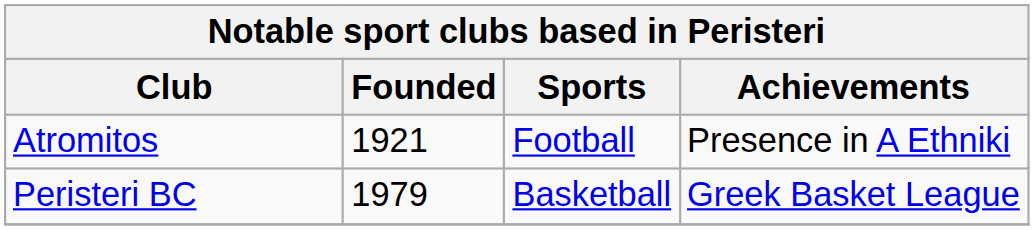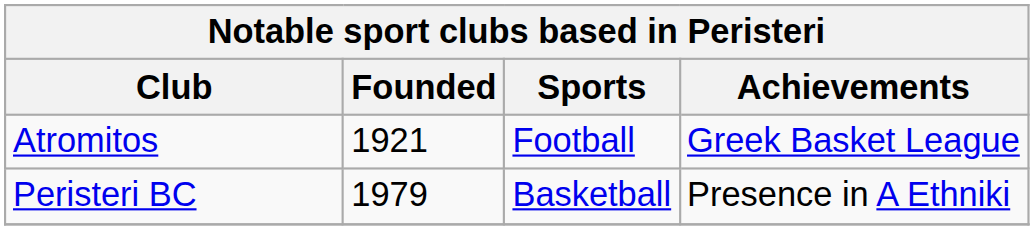(849, 140) Presence in A Ethniki -> (853, 140) Greek Basket League
(853, 195) Greek Basket League -> (849, 195) Presence in A Ethniki
